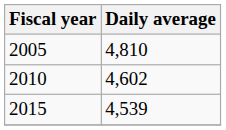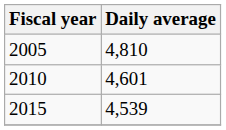(126, 79) 4,602 -> (126, 79) 4,601
